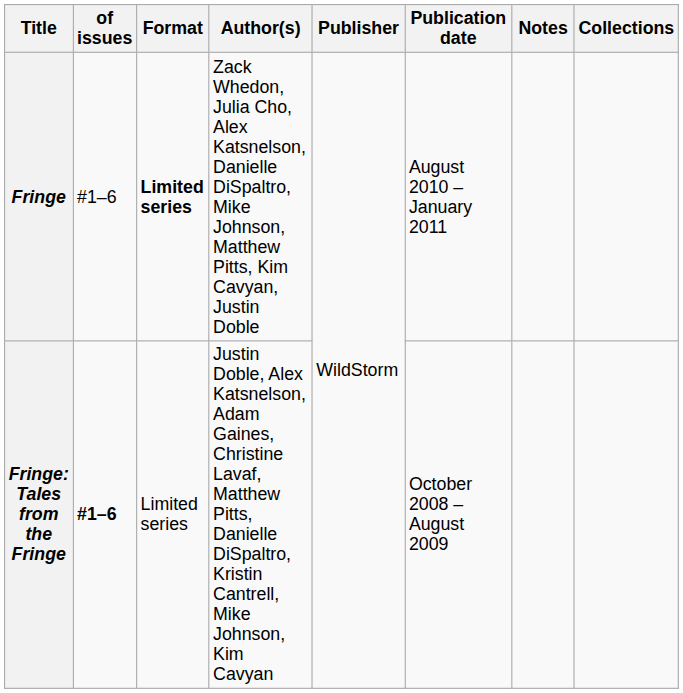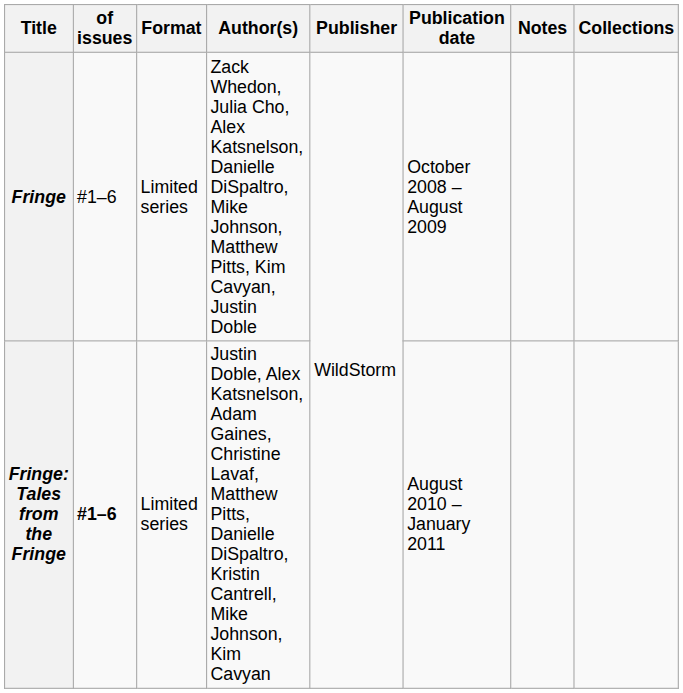(172, 196) bold -> (169, 196) normal
(440, 196) August 2010 – January 2011 -> (439, 196) October 2008 – August 2009
(440, 514) October 2008 – August 2009 -> (439, 514) August 2010 – January 2011
